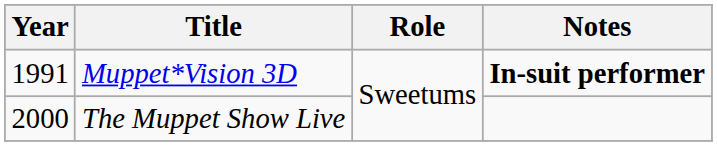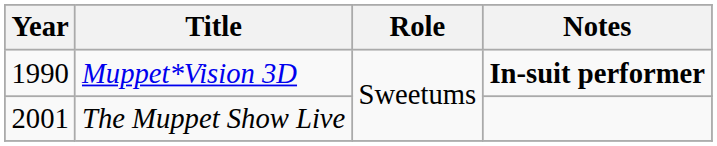(40, 72) 1991 -> (40, 72) 1990
(40, 118) 2000 -> (40, 118) 2001
